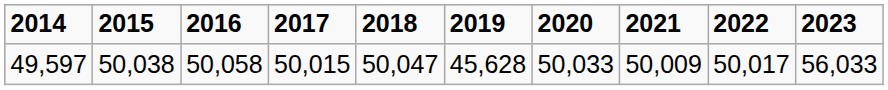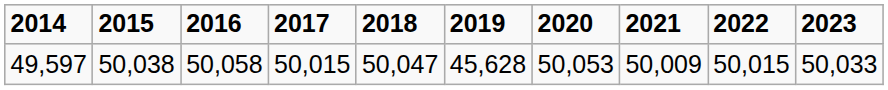(576, 63) 50,033 -> (576, 63) 50,053
(751, 63) 50,017 -> (751, 63) 50,015
(839, 63) 56,033 -> (839, 63) 50,033
